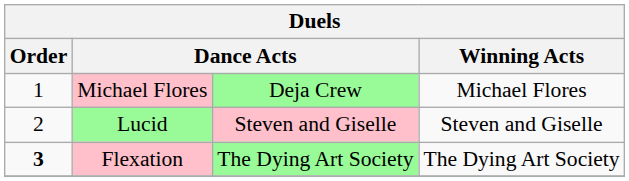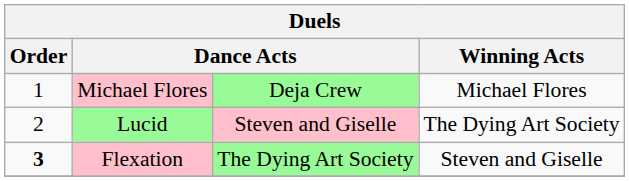(522, 124) Steven and Giselle -> (522, 124) The Dying Art Society
(522, 158) The Dying Art Society -> (522, 158) Steven and Giselle
